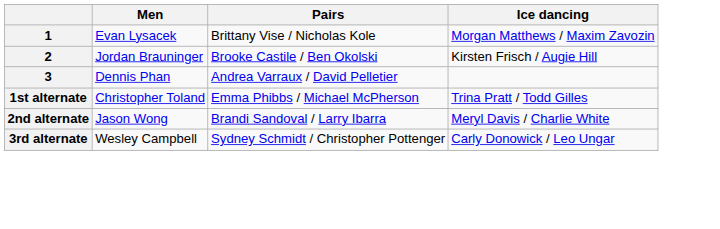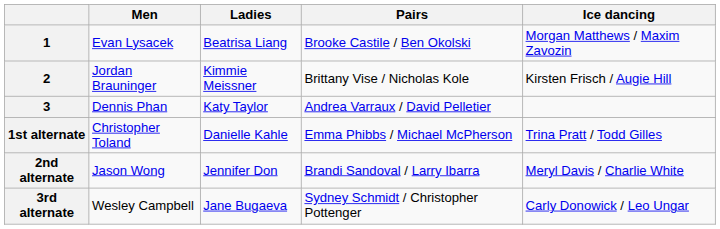+ column: (251, 14)
(293, 35) Brittany Vise / Nicholas Kole -> (388, 43) Brooke Castile / Ben Okolski
(294, 56) Brooke Castile / Ben Okolski -> (387, 78) Brittany Vise / Nicholas Kole
